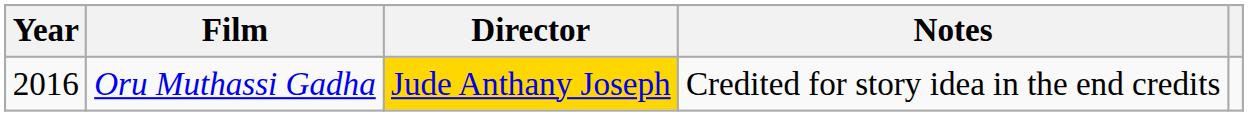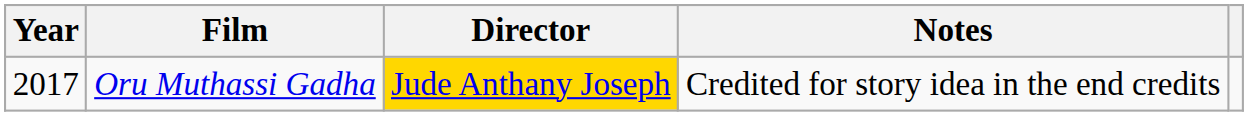(46, 83) 2016 -> (46, 83) 2017
